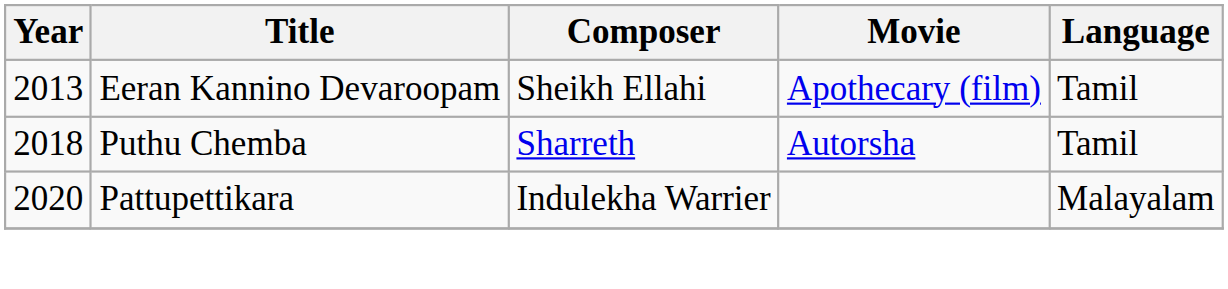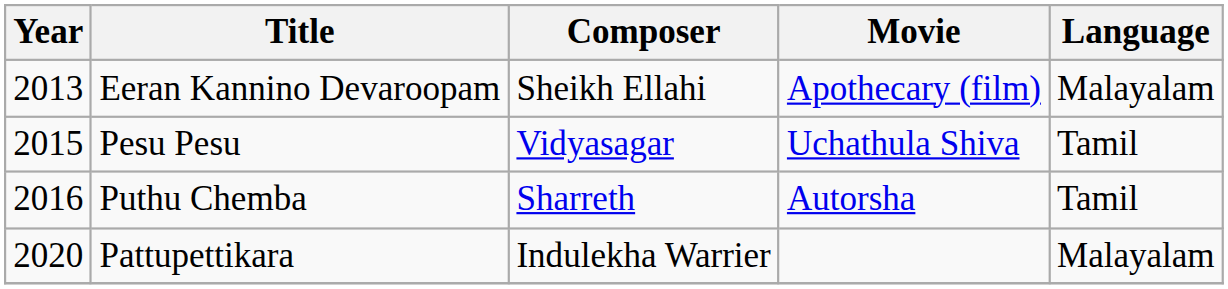(1098, 87) Tamil -> (1136, 87) Malayalam
+ row: (170, 143)
(48, 143) 2018 -> (48, 198) 2016
